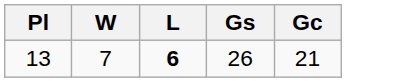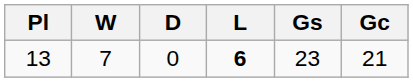+ column: (173, 22)
(240, 58) 26 -> (307, 58) 23
